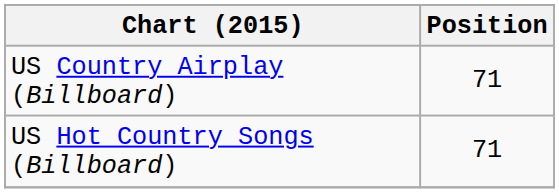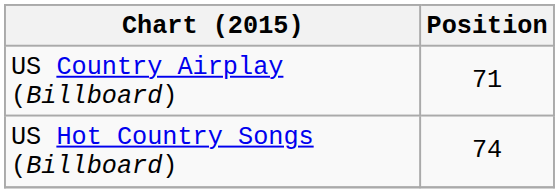(487, 151) 71 -> (487, 151) 74
